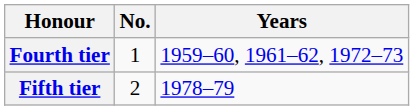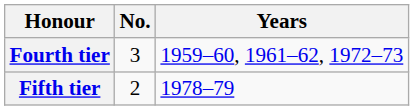(135, 54) 1 -> (135, 54) 3
